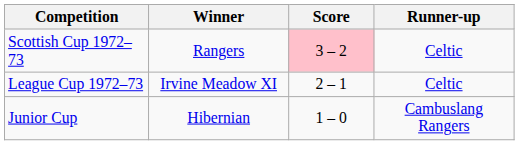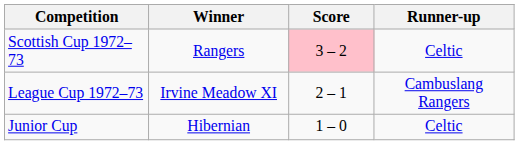(444, 84) Celtic -> (444, 93) Cambuslang Rangers
(444, 117) Cambuslang Rangers -> (444, 126) Celtic
